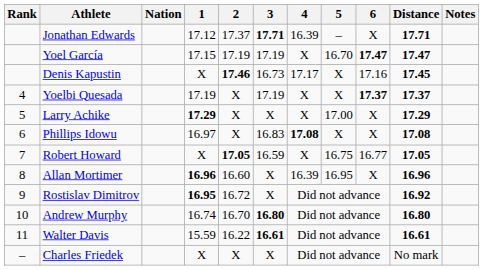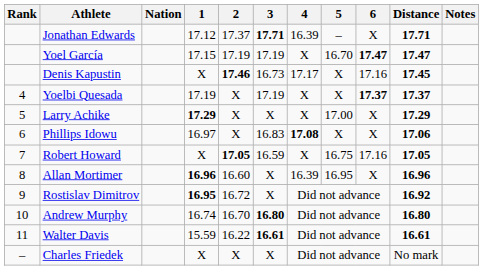(416, 134) 17.08 -> (416, 134) 17.06
(373, 154) 16.77 -> (373, 154) 17.16
